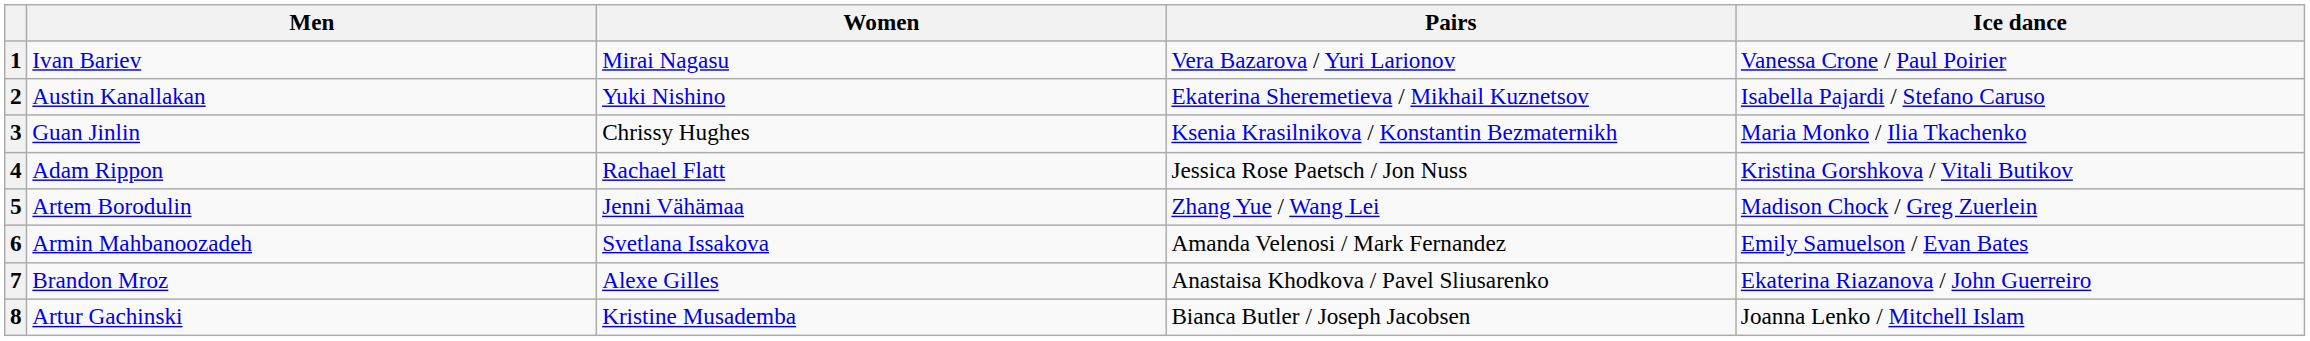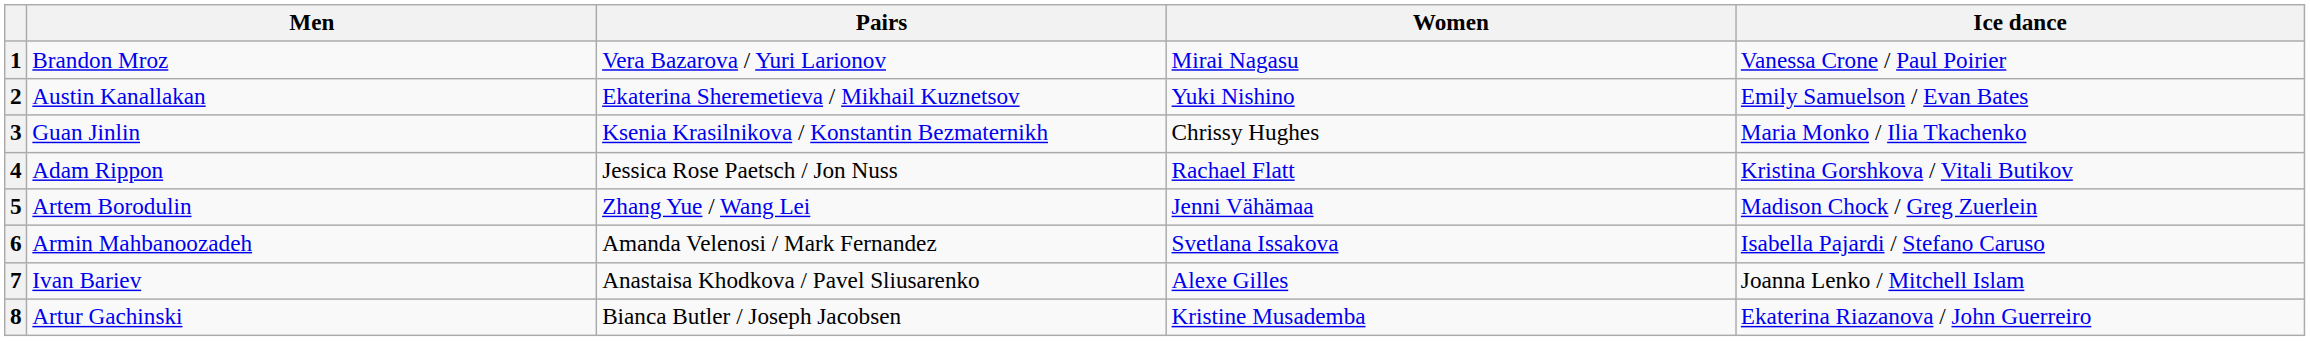columns swapped: (881, 22) <-> (1451, 22)
(87, 59) Ivan Bariev -> (100, 59) Brandon Mroz
(1893, 96) Isabella Pajardi / Stefano Caruso -> (1885, 96) Emily Samuelson / Evan Bates
(1885, 243) Emily Samuelson / Evan Bates -> (1893, 243) Isabella Pajardi / Stefano Caruso
(100, 280) Brandon Mroz -> (87, 280) Ivan Bariev
(1916, 280) Ekaterina Riazanova / John Guerreiro -> (1883, 280) Joanna Lenko / Mitchell Islam
(1883, 317) Joanna Lenko / Mitchell Islam -> (1916, 317) Ekaterina Riazanova / John Guerreiro
